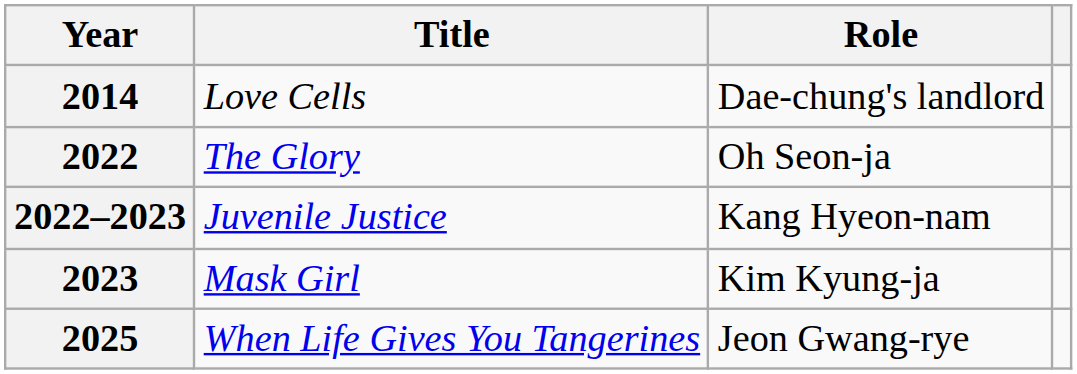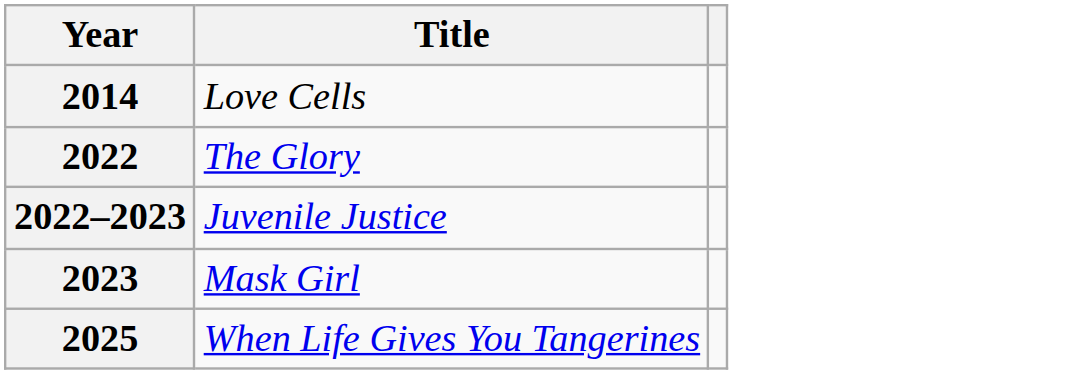- column: (881, 34)
